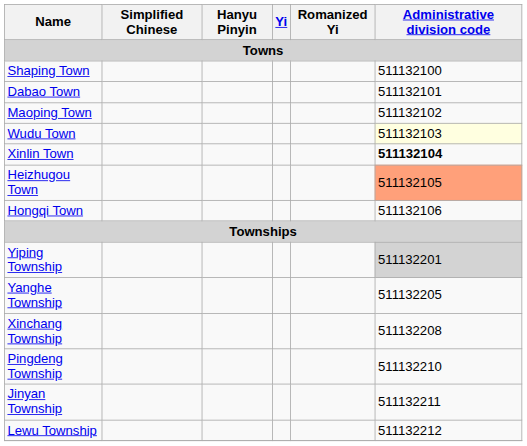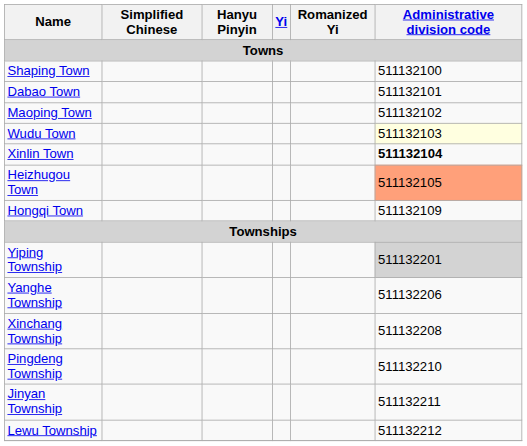(410, 210) 511132106 -> (410, 210) 511132109
(410, 295) 511132205 -> (410, 295) 511132206
